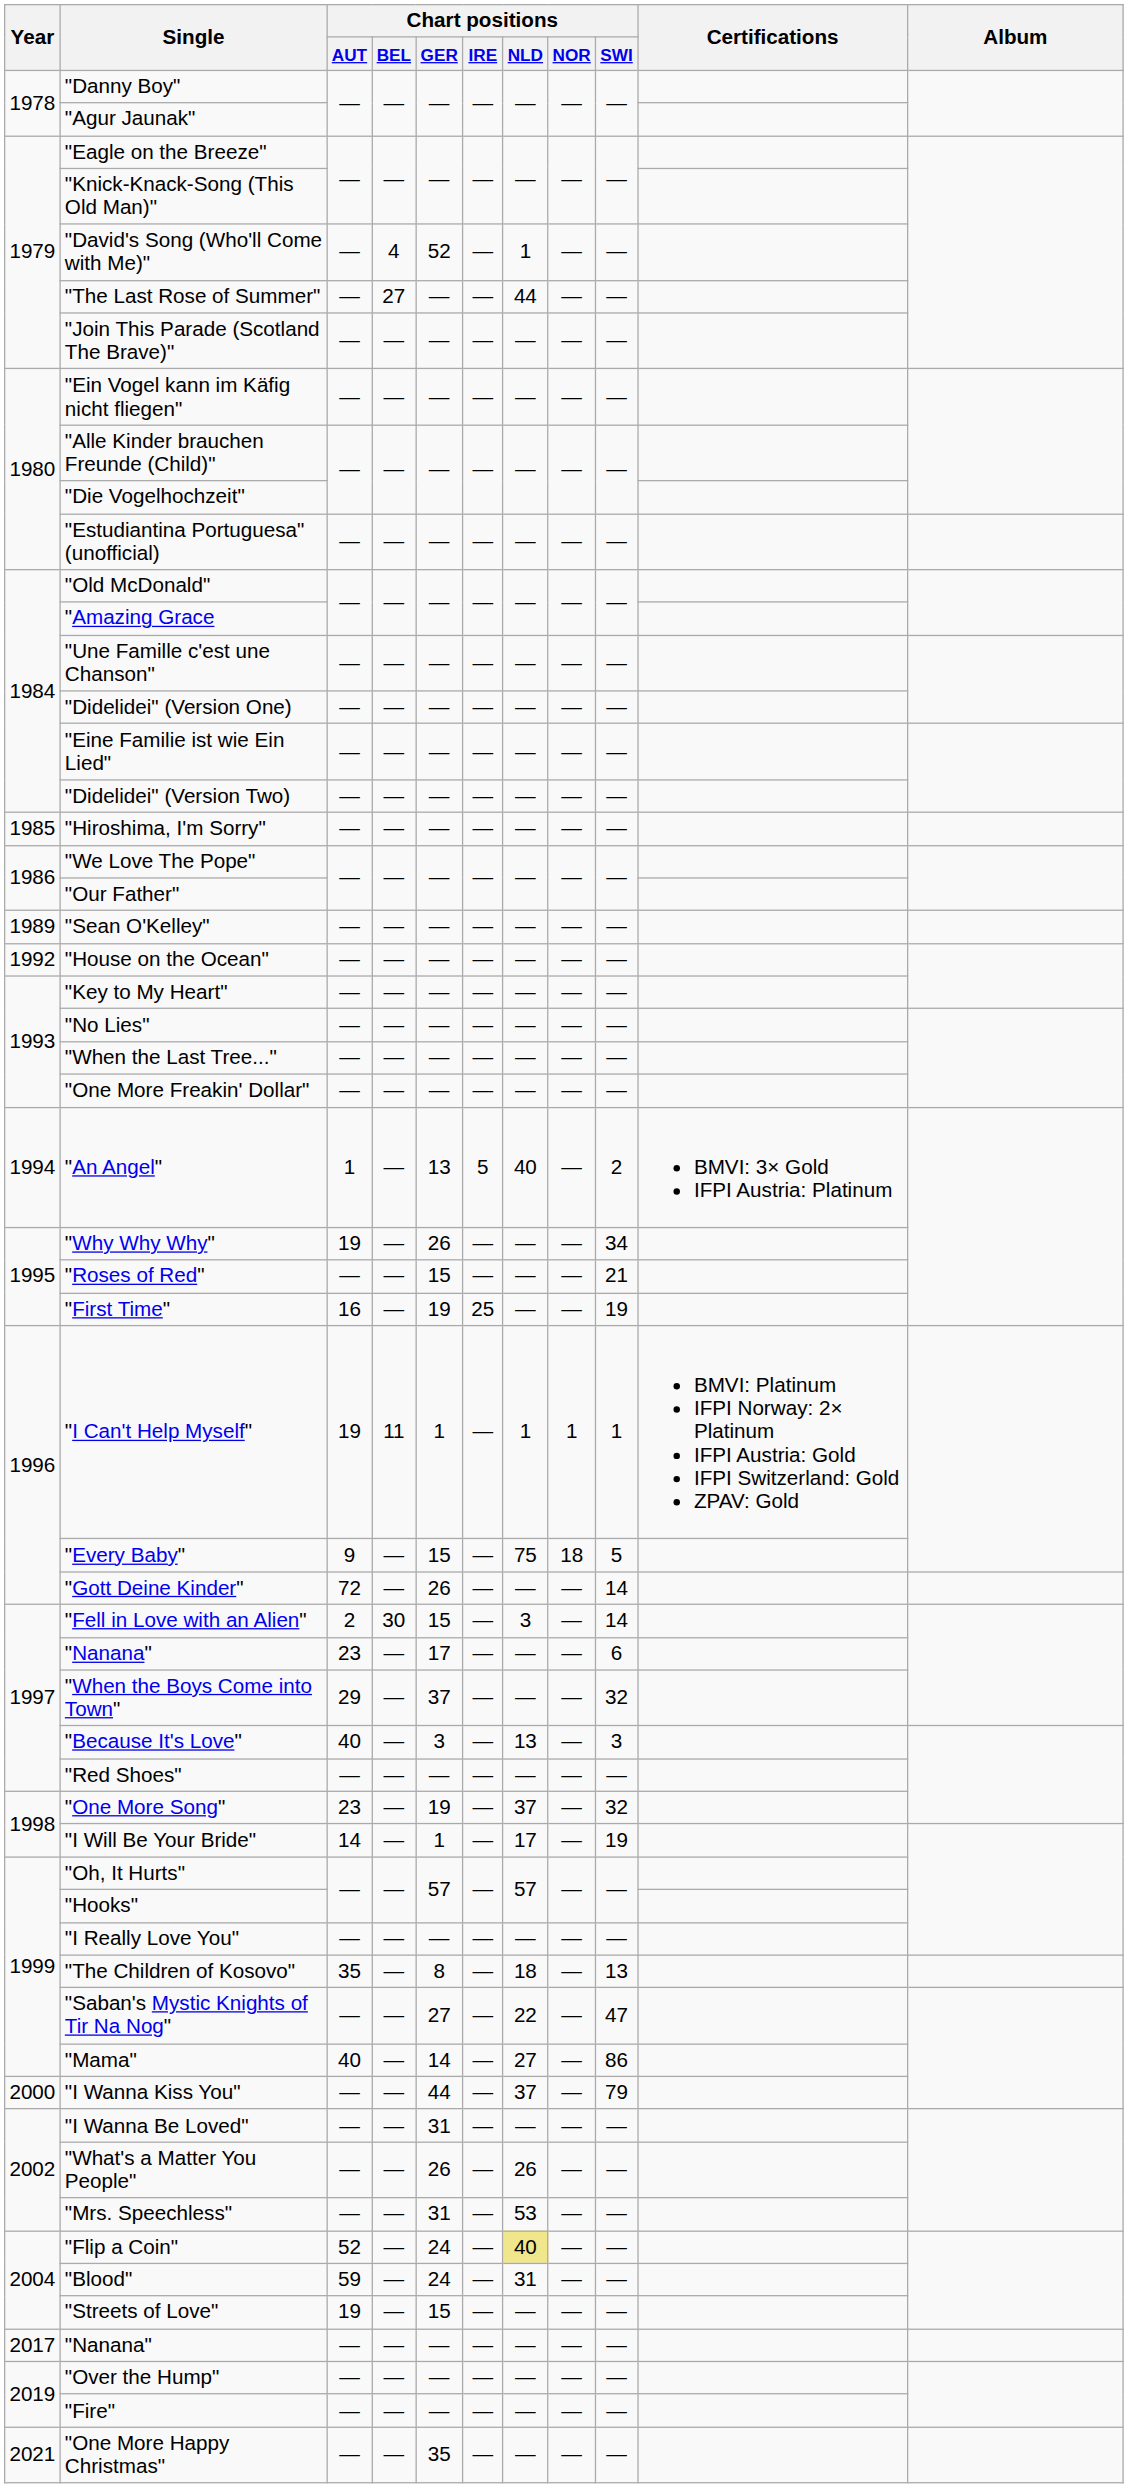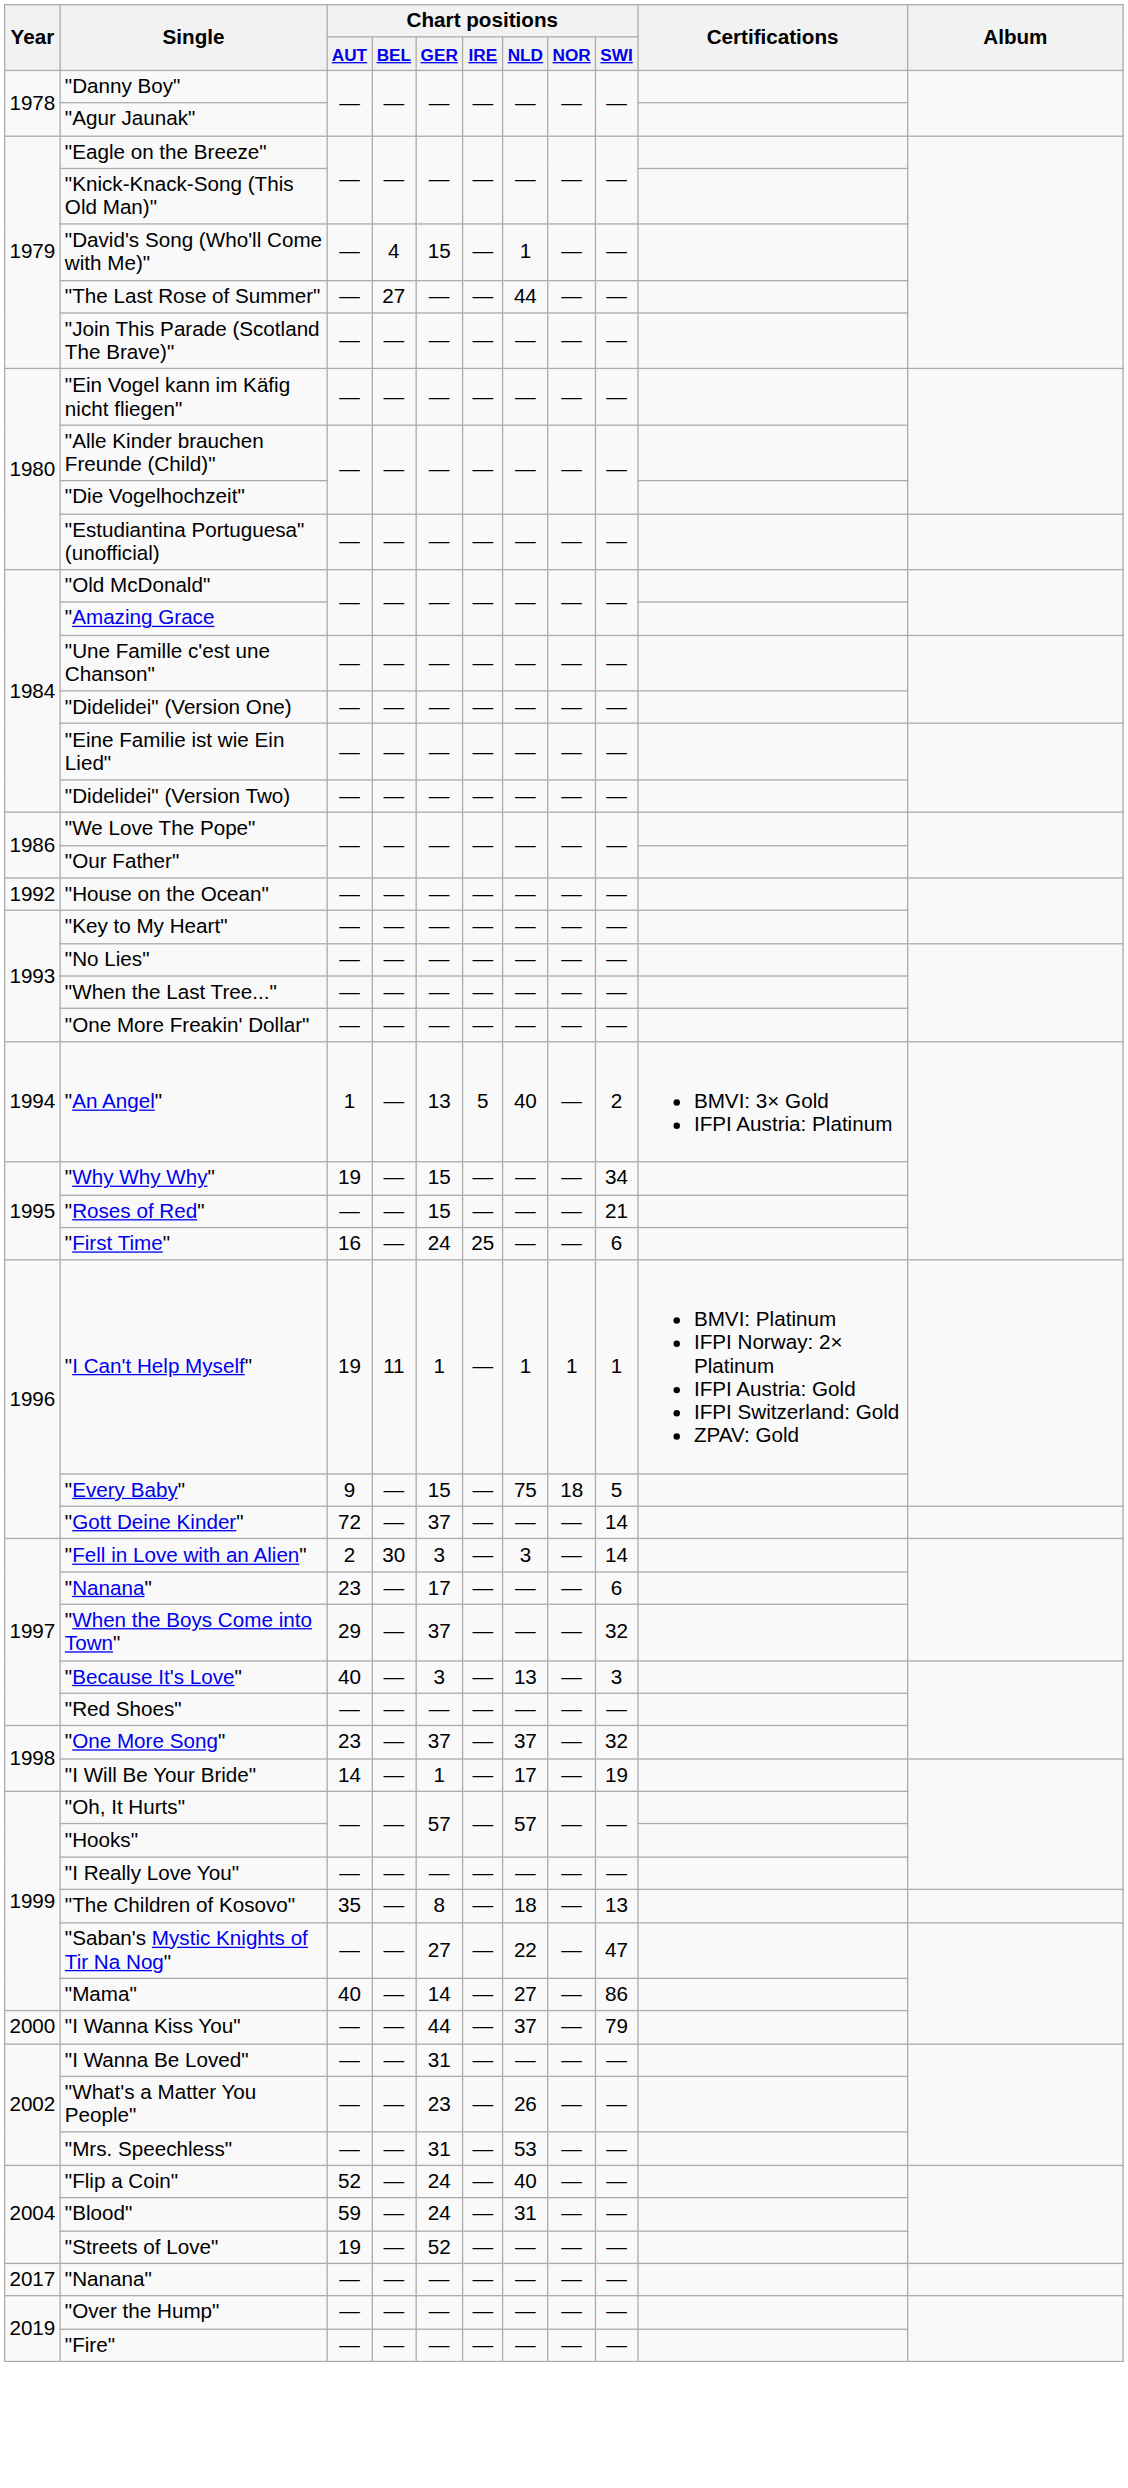(439, 252) 52 -> (439, 252) 15
- row: (32, 828)
- row: (32, 926)
(439, 1243) 26 -> (439, 1178) 15
(439, 1309) 19 -> (439, 1243) 24
(617, 1309) 19 -> (617, 1243) 6
(439, 1587) 26 -> (439, 1522) 37
(439, 1620) 15 -> (439, 1555) 3
(439, 1807) 19 -> (439, 1742) 37
(439, 2169) 26 -> (439, 2104) 23
(525, 2246) khaki background -> (525, 2181) no background
(439, 2312) 15 -> (439, 2246) 52
- row: (32, 2454)
